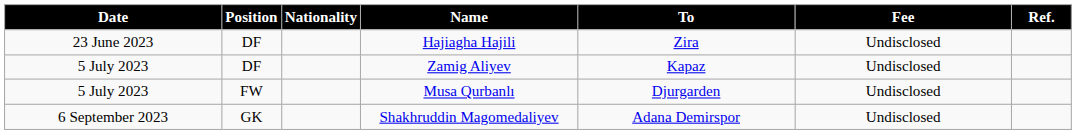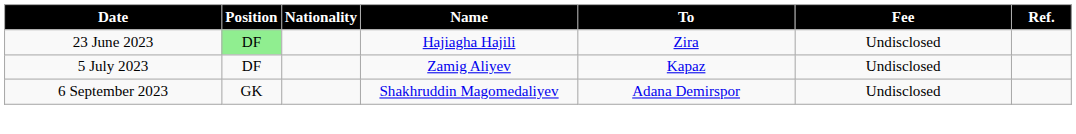(251, 42) no background -> (251, 42) lightgreen background
- row: (469, 92)
